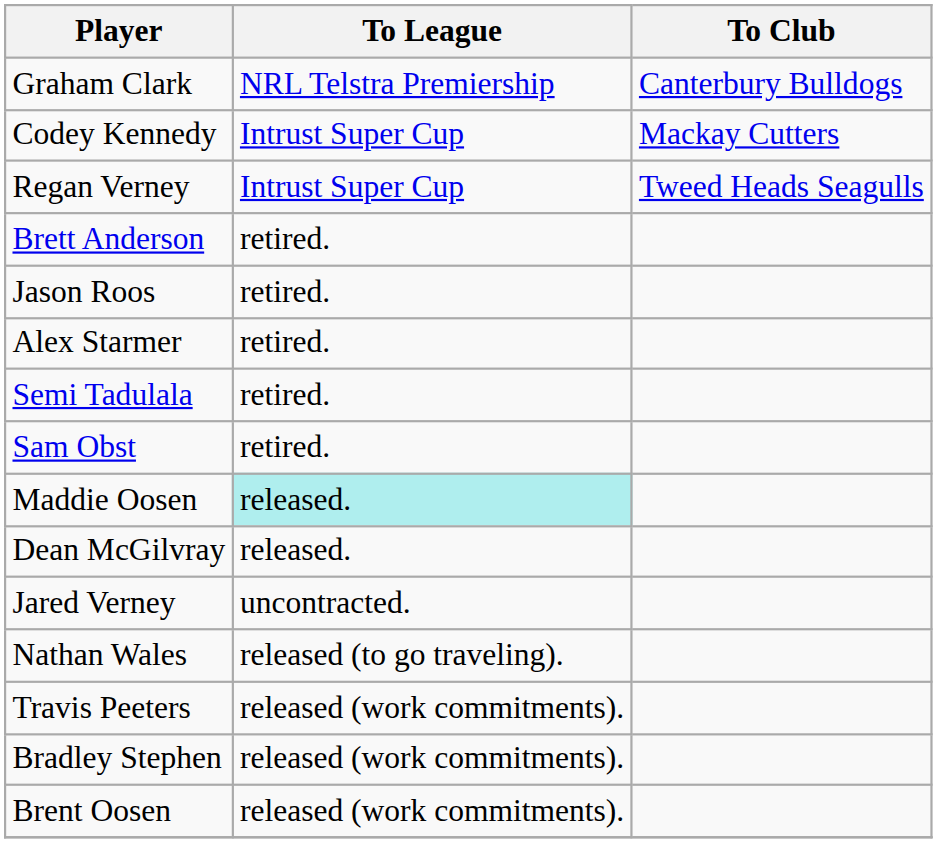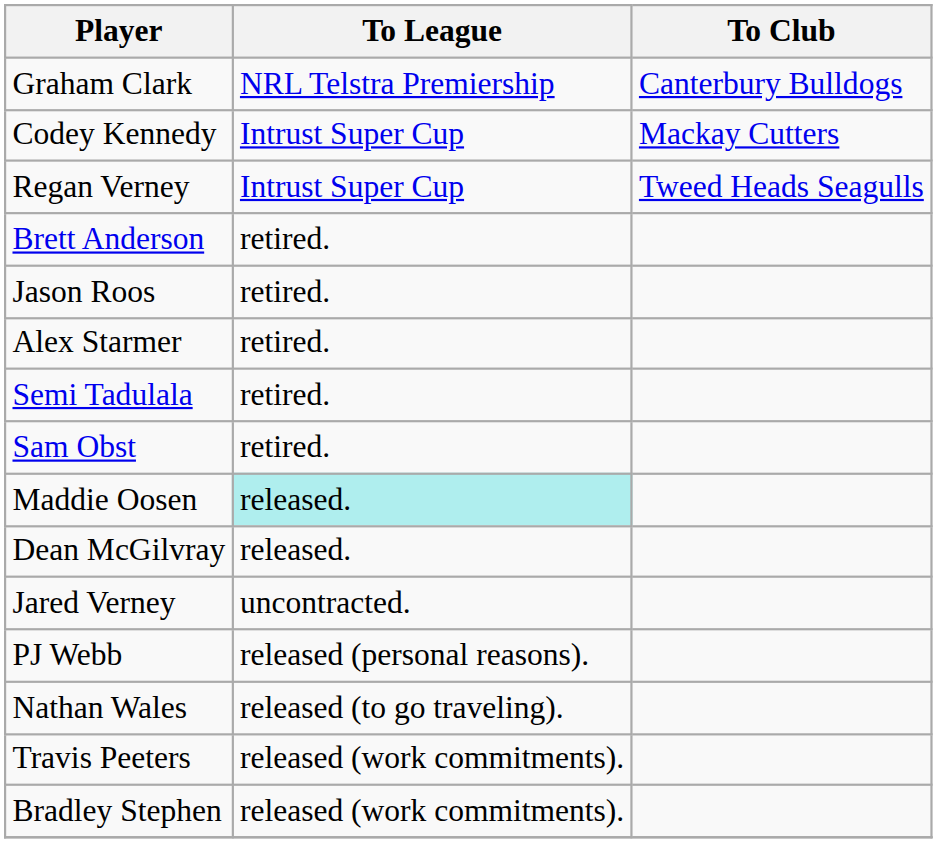+ row: (67, 655)
- row: (92, 811)
